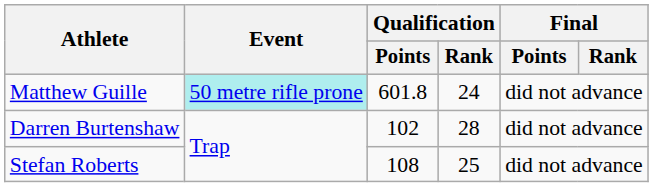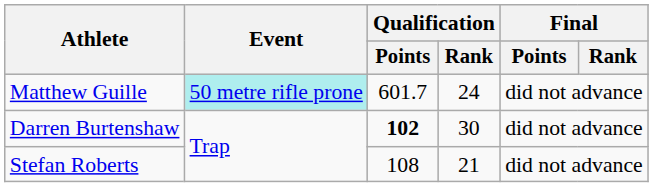(403, 92) 601.8 -> (403, 92) 601.7
(403, 128) normal -> (403, 128) bold
(469, 128) 28 -> (469, 128) 30
(469, 164) 25 -> (469, 164) 21
